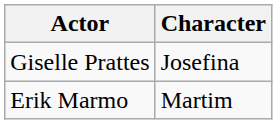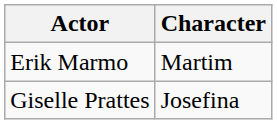rows swapped: (69, 99) <-> (80, 61)
